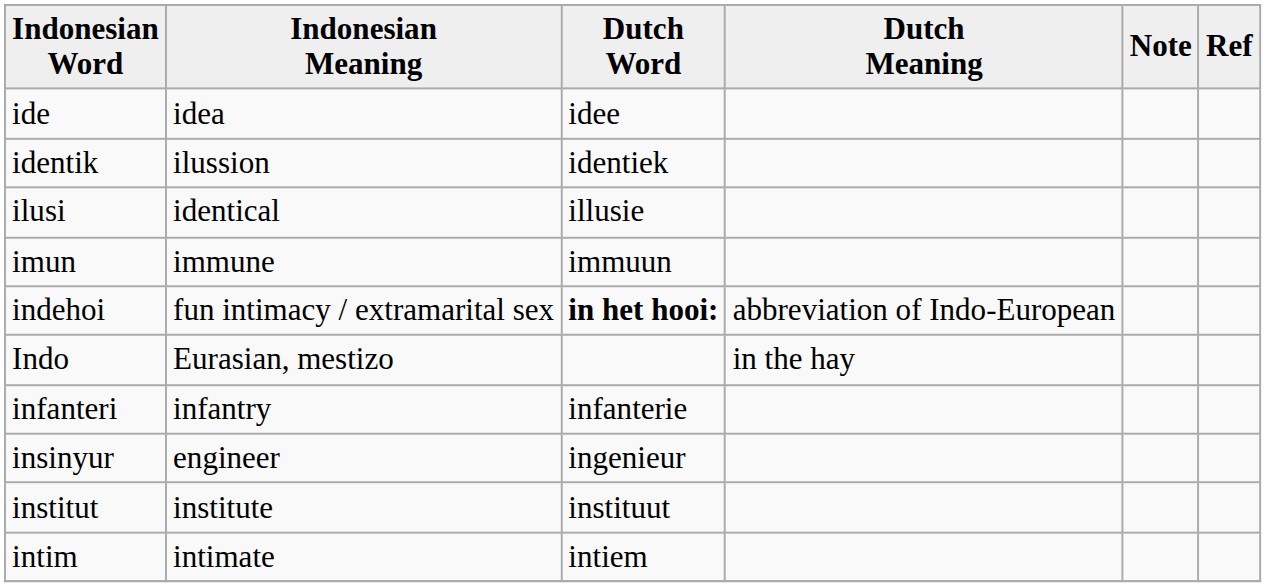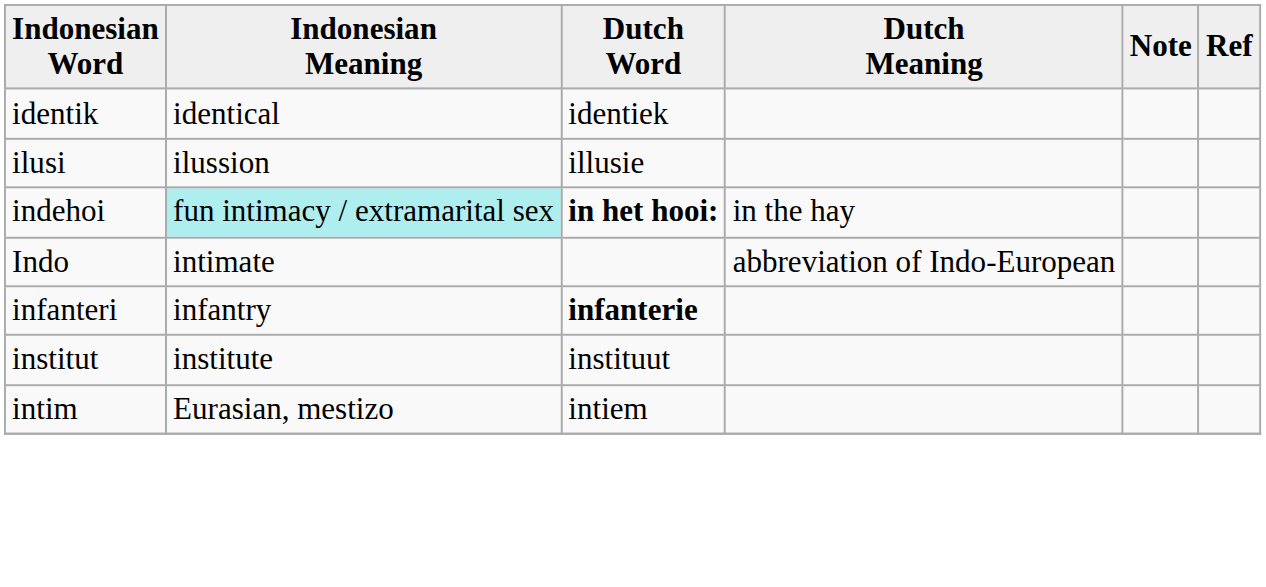- row: (31, 113)
(221, 162) ilussion -> (227, 113) identical
(227, 211) identical -> (221, 162) ilussion
- row: (44, 260)
(364, 310) no background -> (364, 211) paleturquoise background
(924, 310) abbreviation of Indo-European -> (794, 211) in the hay
(283, 359) Eurasian, mestizo -> (224, 260) intimate
(794, 359) in the hay -> (924, 260) abbreviation of Indo-European
(628, 408) normal -> (633, 310) bold
- row: (63, 457)
(224, 556) intimate -> (283, 408) Eurasian, mestizo
